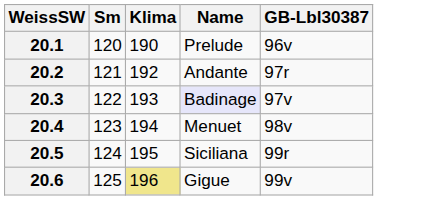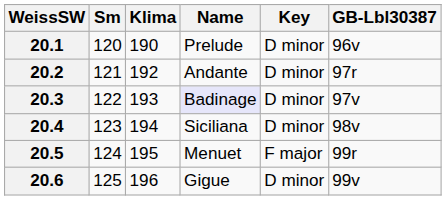+ column: (294, 18)
(213, 126) Menuet -> (216, 126) Siciliana
(216, 153) Siciliana -> (213, 153) Menuet
(144, 180) khaki background -> (144, 180) no background
